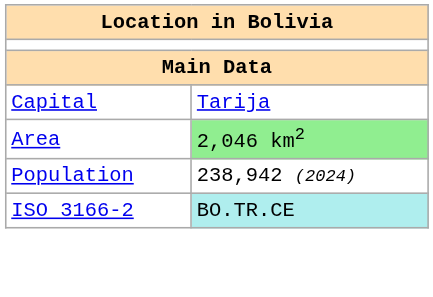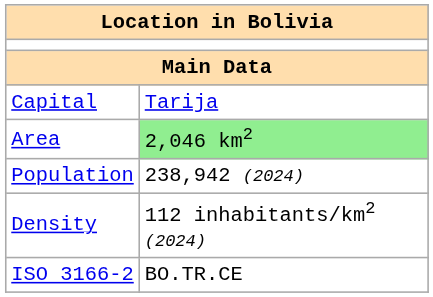+ row: (54, 225)
(246, 211) paleturquoise background -> (194, 274) no background
